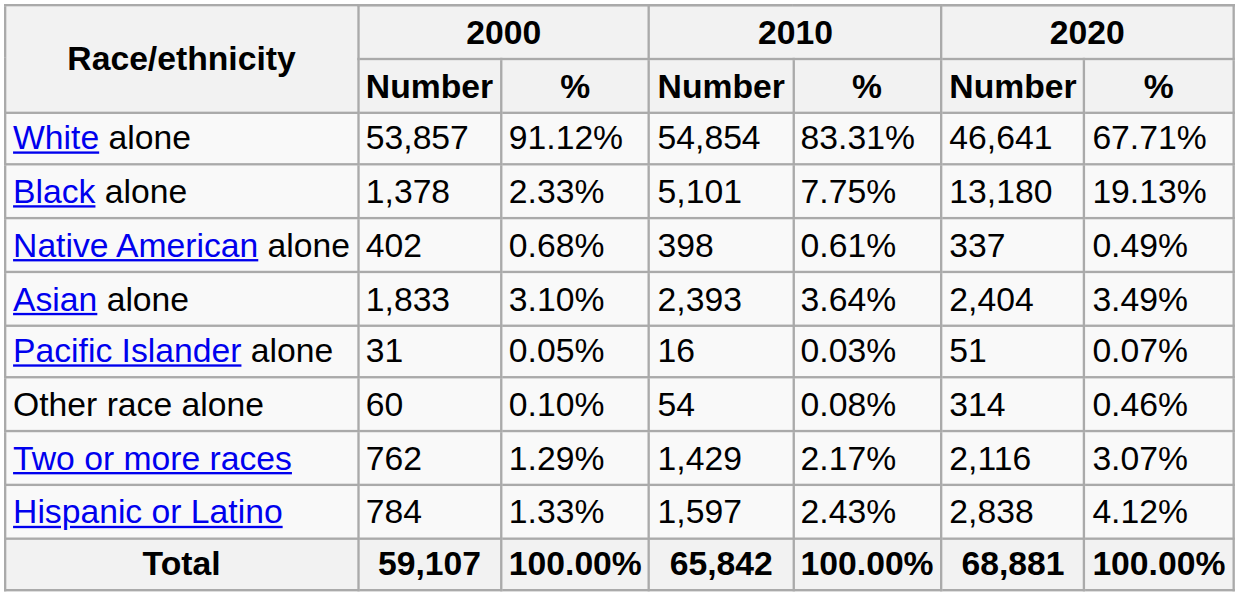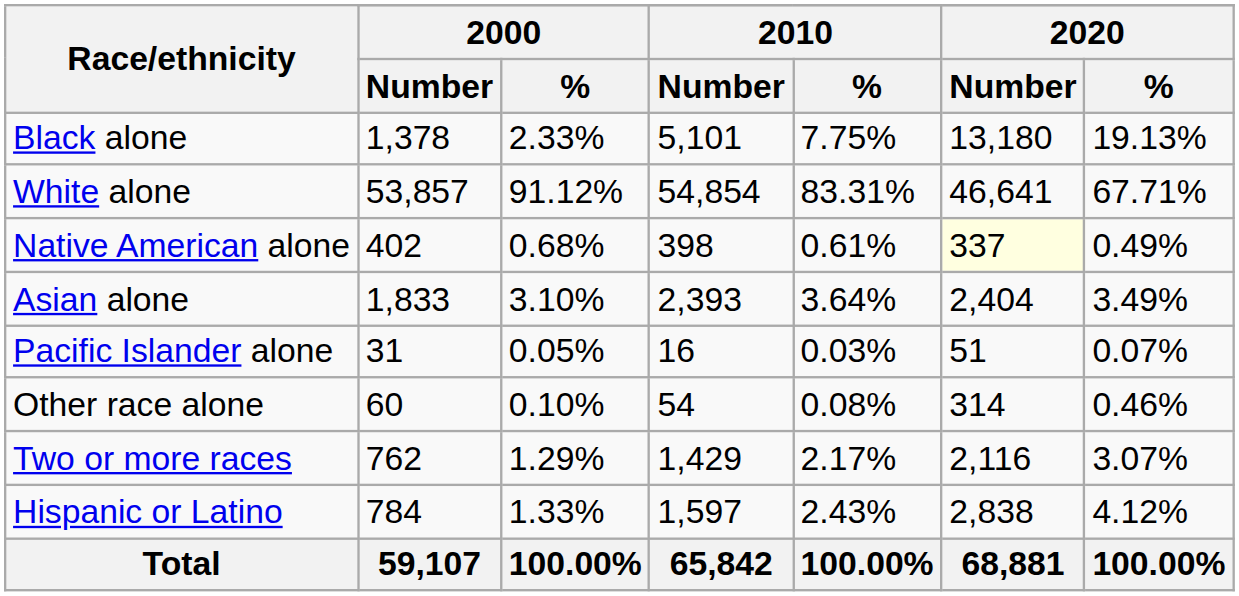rows swapped: (102, 139) <-> (100, 192)
(977, 245) no background -> (977, 245) lightyellow background
